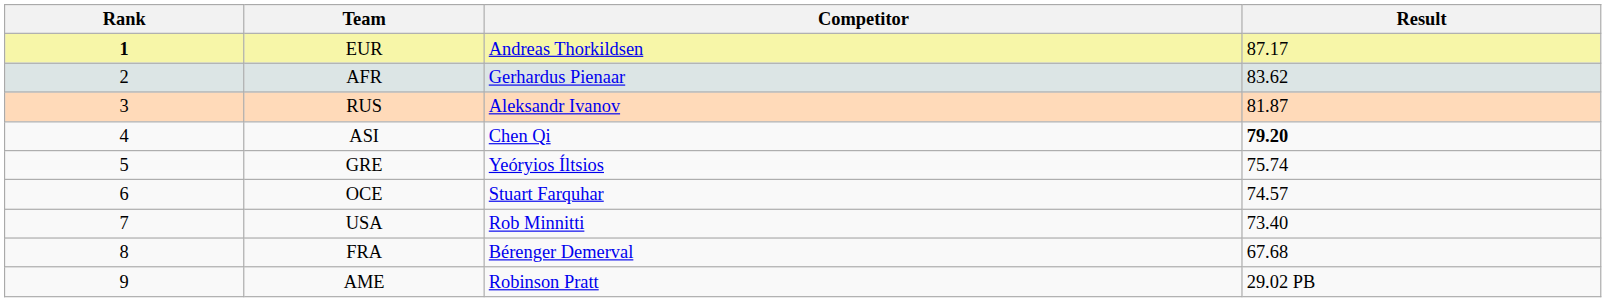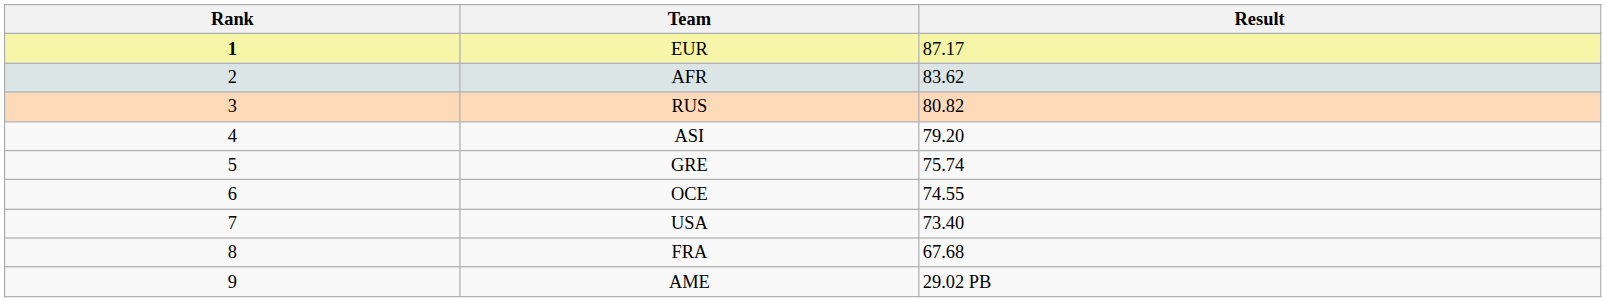- column: (863, 19)
(1267, 106) 81.87 -> (944, 106) 80.82
(1267, 135) bold -> (944, 135) normal
(1267, 194) 74.57 -> (944, 194) 74.55
